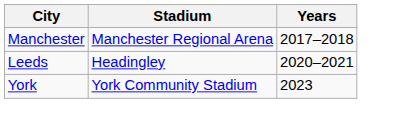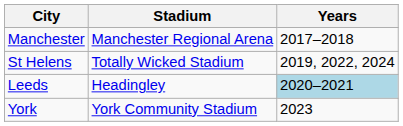+ row: (40, 62)
(317, 62) no background -> (317, 86) lightblue background
